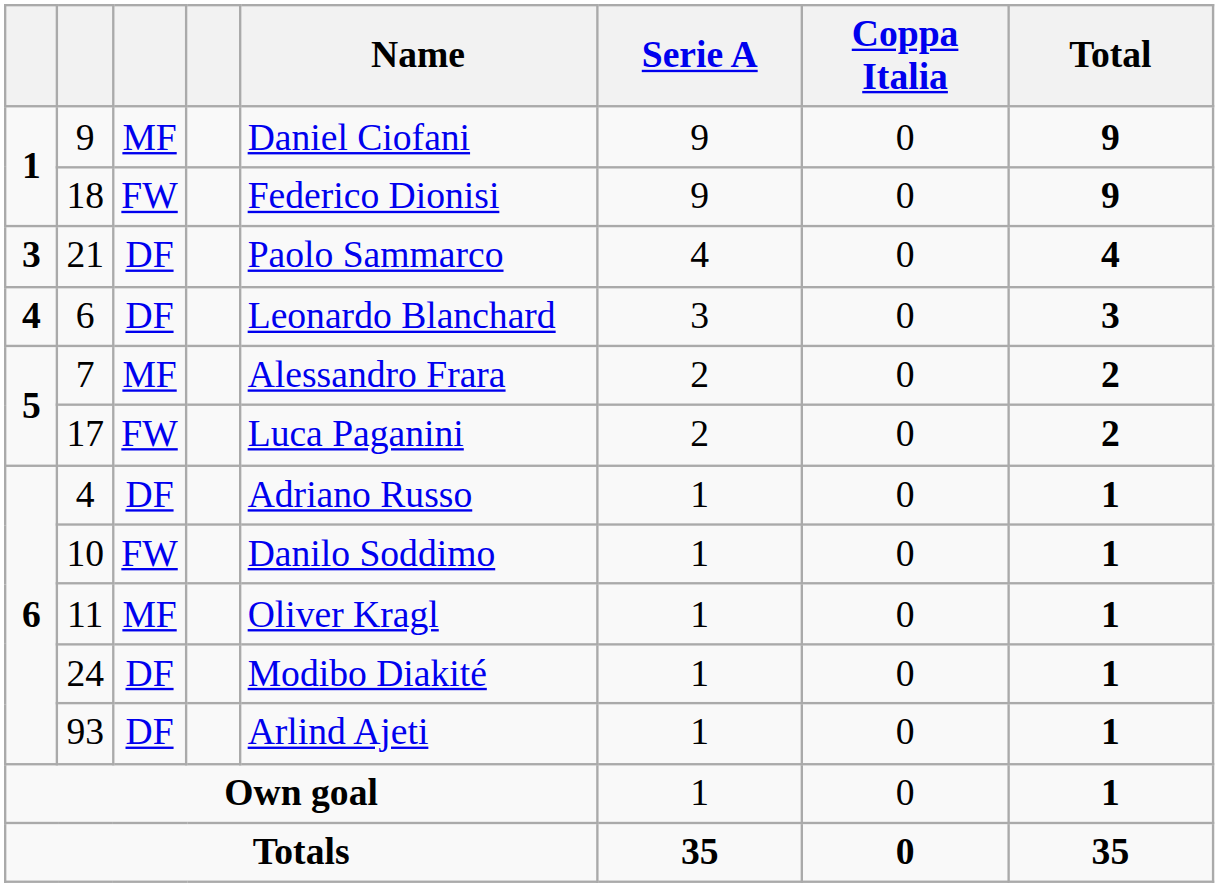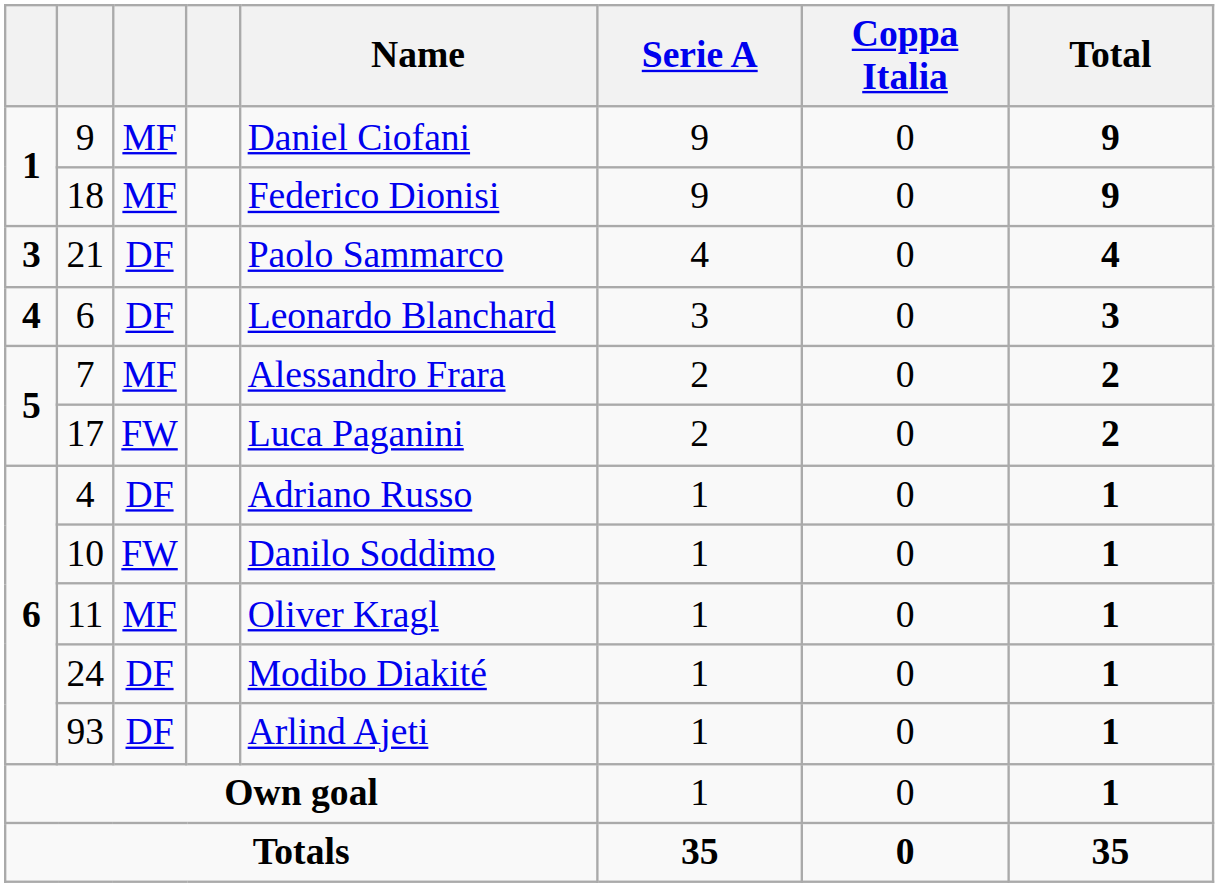(150, 195) FW -> (150, 195) MF
